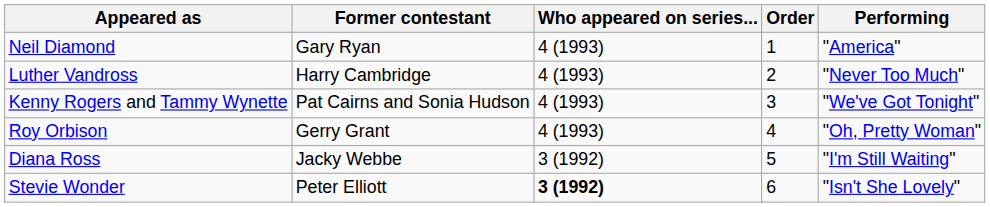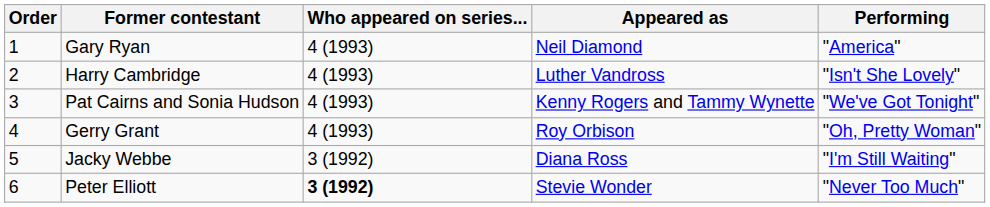columns swapped: (790, 18) <-> (148, 18)
(894, 74) "Never Too Much" -> (891, 74) "Isn't She Lovely"
(891, 187) "Isn't She Lovely" -> (894, 187) "Never Too Much"
